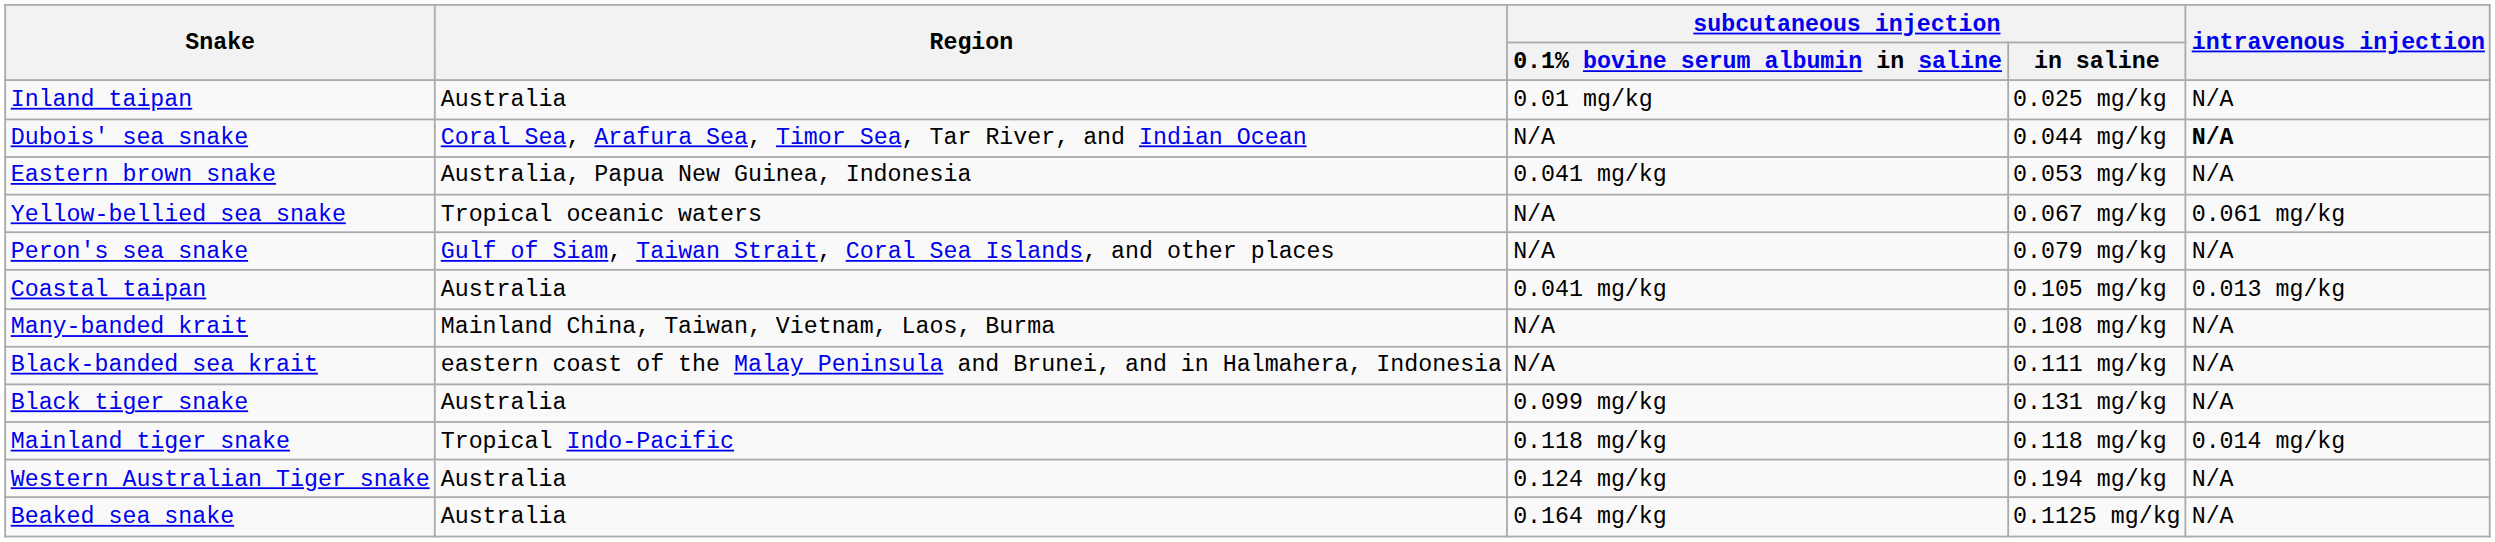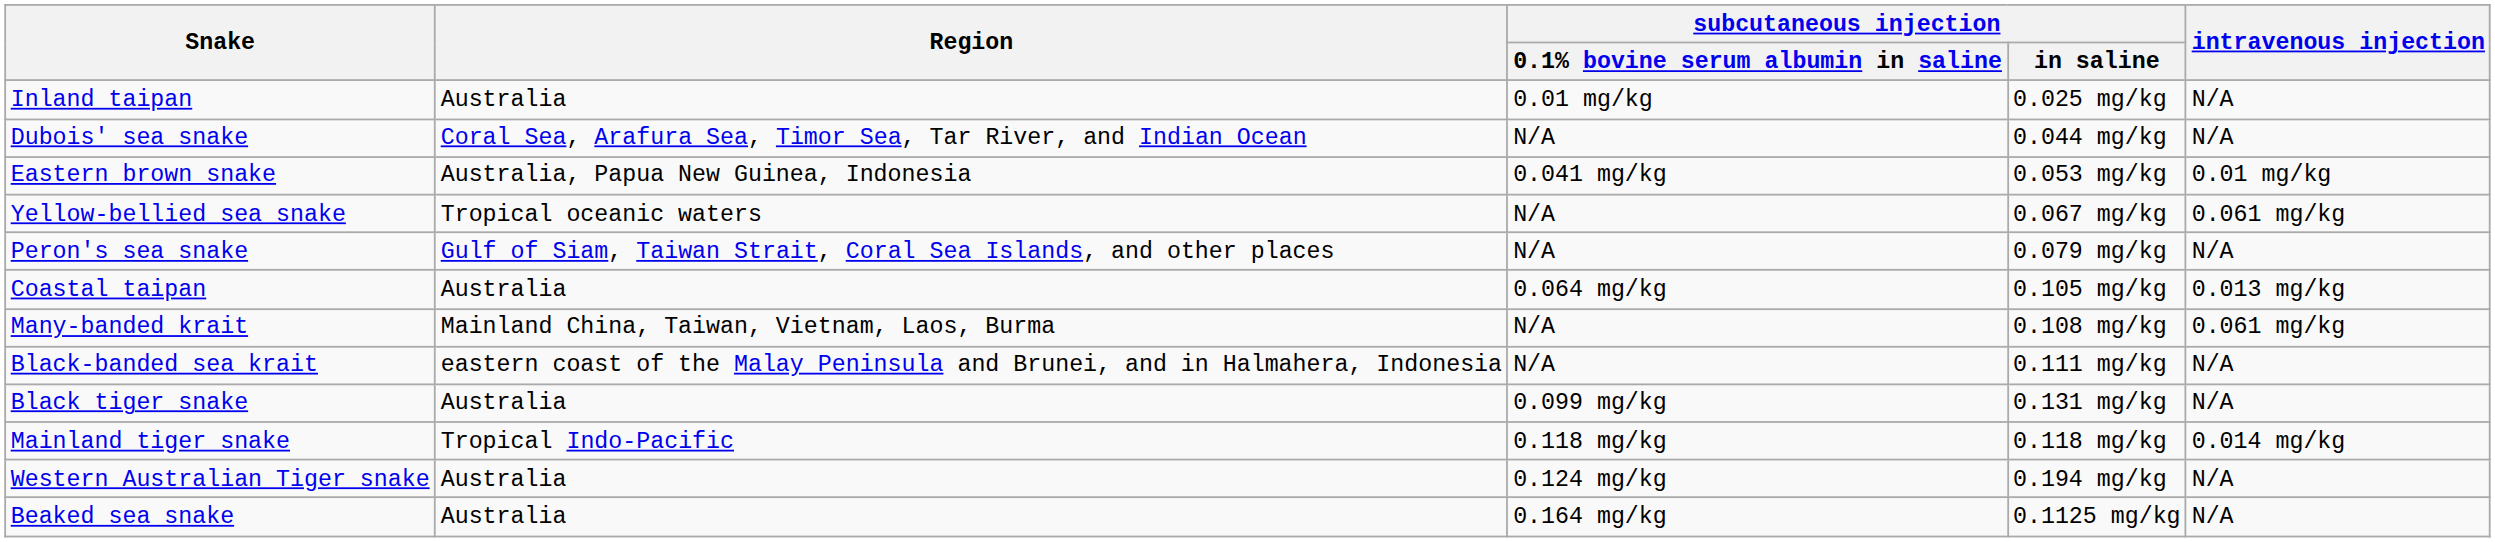(2213, 138) bold -> (2213, 138) normal
(2213, 176) N/A -> (2262, 176) 0.01 mg/kg
(1590, 289) 0.041 mg/kg -> (1590, 289) 0.064 mg/kg
(2213, 327) N/A -> (2268, 327) 0.061 mg/kg
